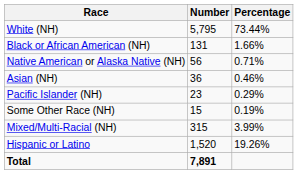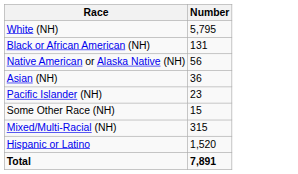- column: (262, 12)
